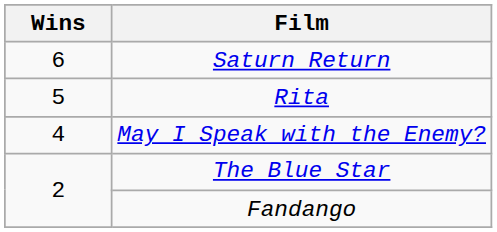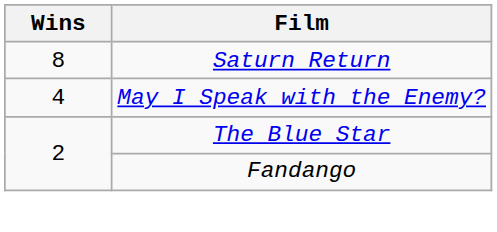(58, 60) 6 -> (58, 60) 8
- row: (302, 98)
